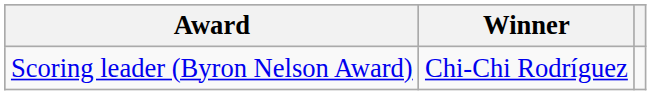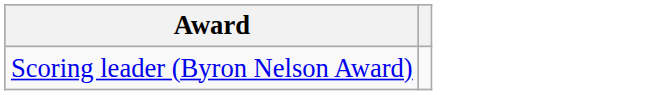- column: (526, 25)
